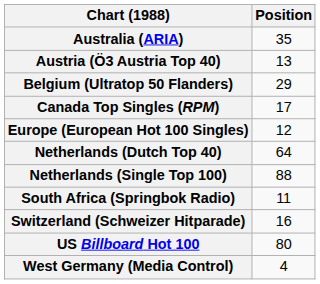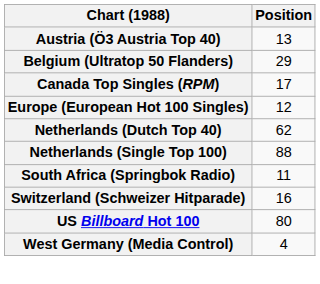- row: (128, 38)
(284, 152) 64 -> (284, 130) 62
